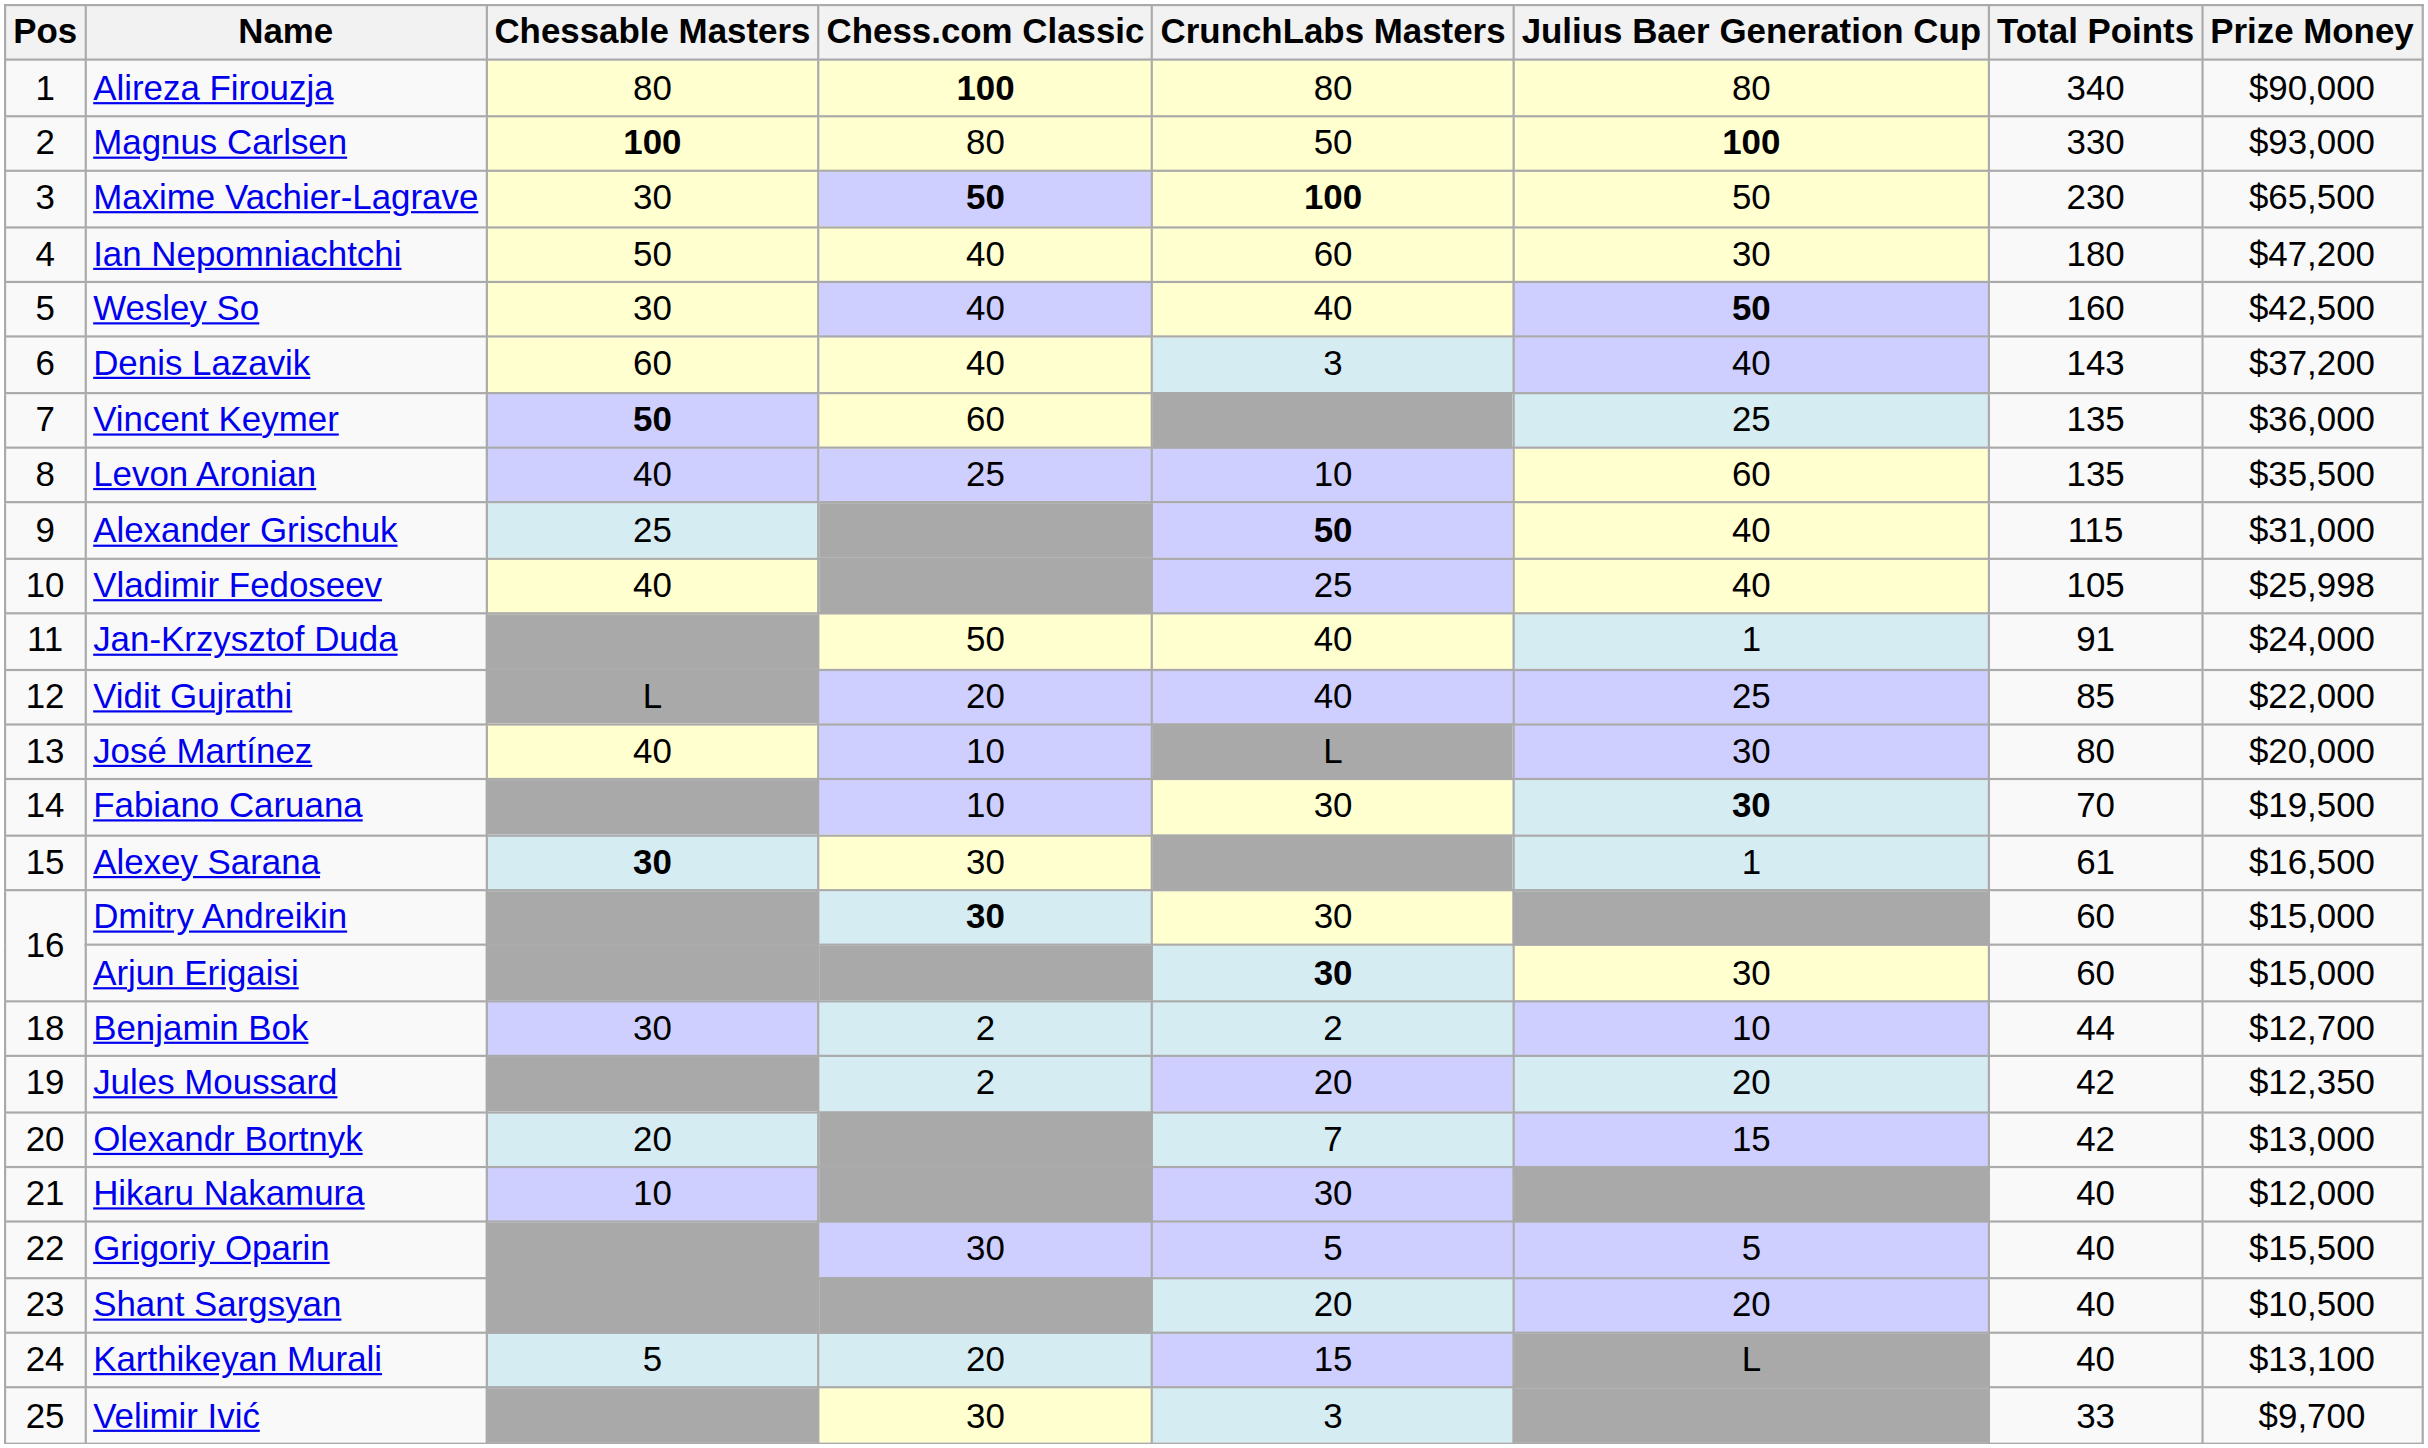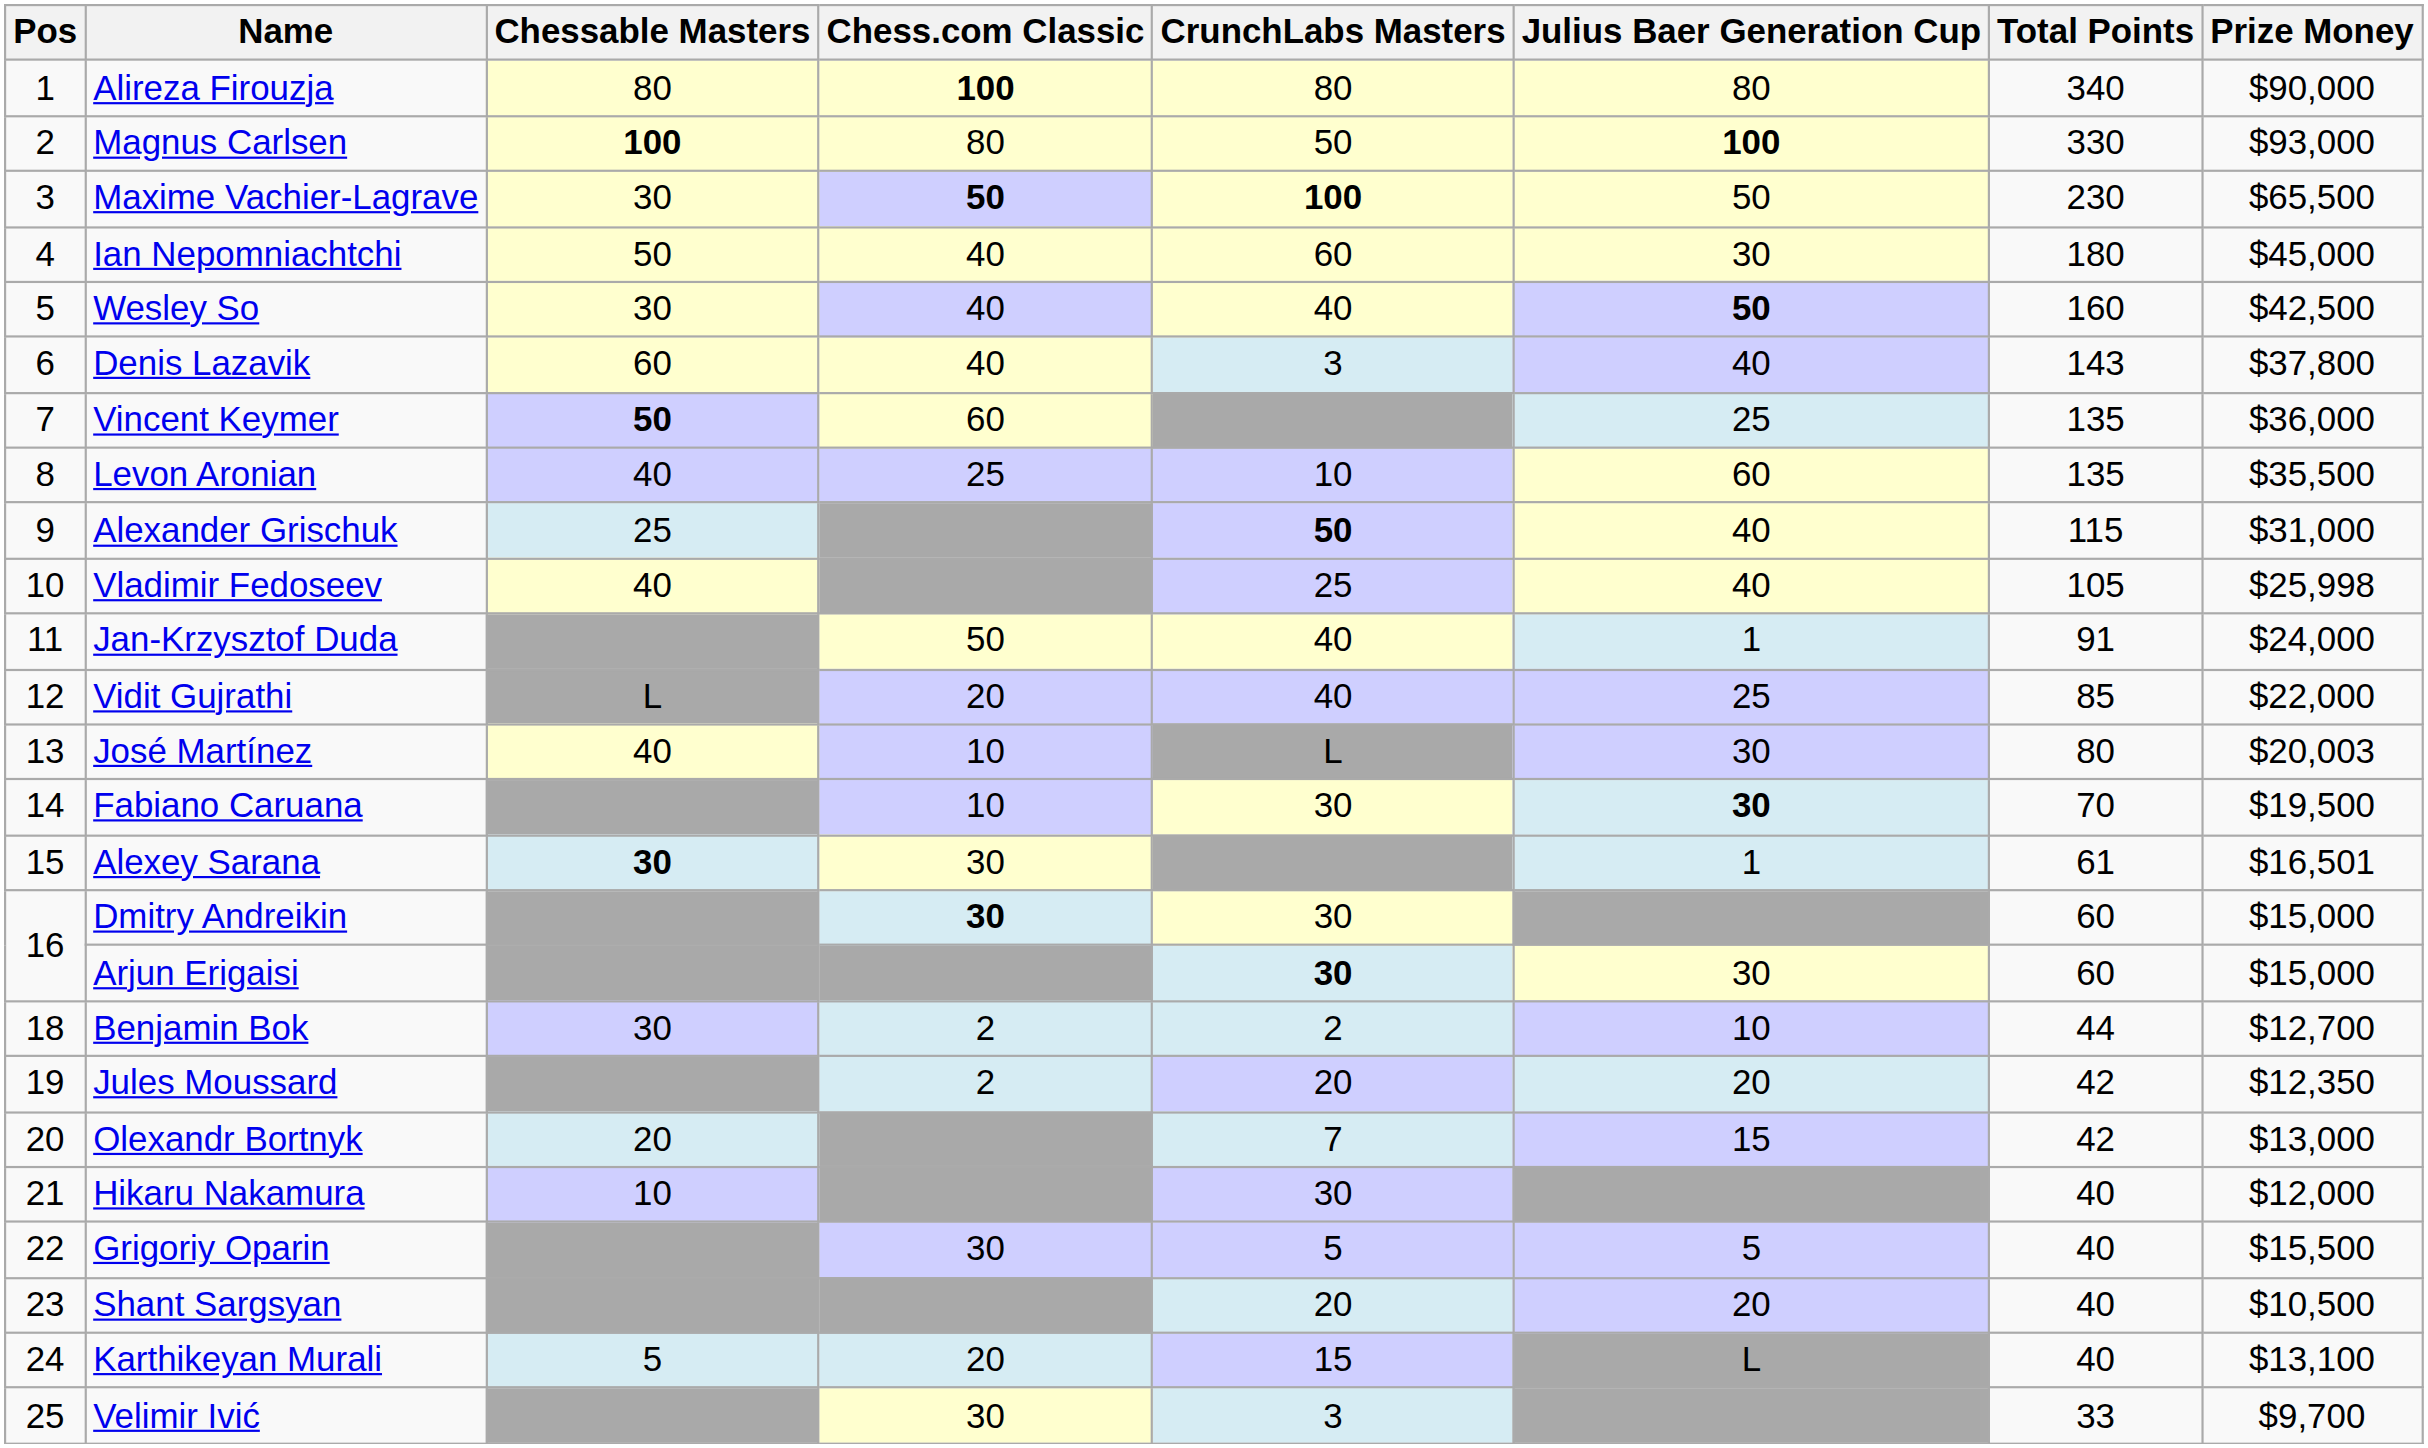(2312, 253) $47,200 -> (2312, 253) $45,000
(2312, 364) $37,200 -> (2312, 364) $37,800
(2312, 751) $20,000 -> (2312, 751) $20,003
(2312, 861) $16,500 -> (2312, 861) $16,501
